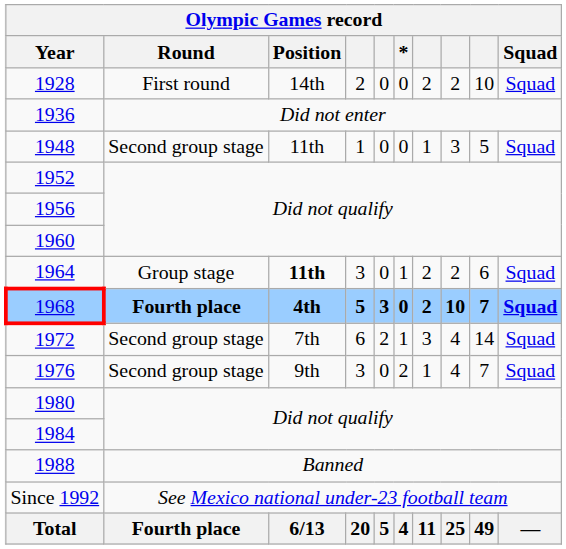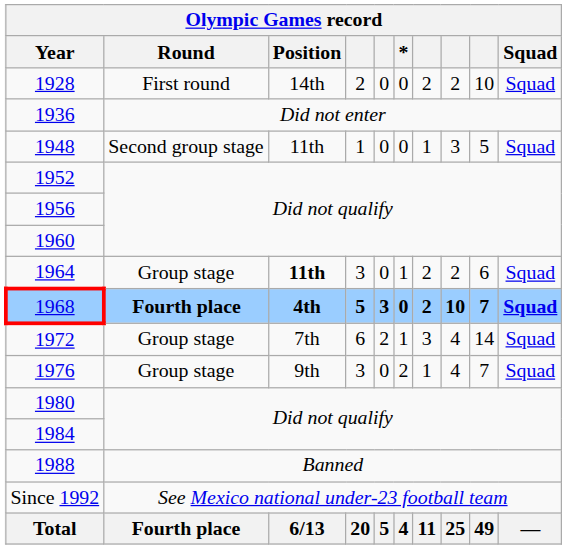(186, 339) Second group stage -> (186, 339) Group stage
(186, 371) Second group stage -> (186, 371) Group stage
